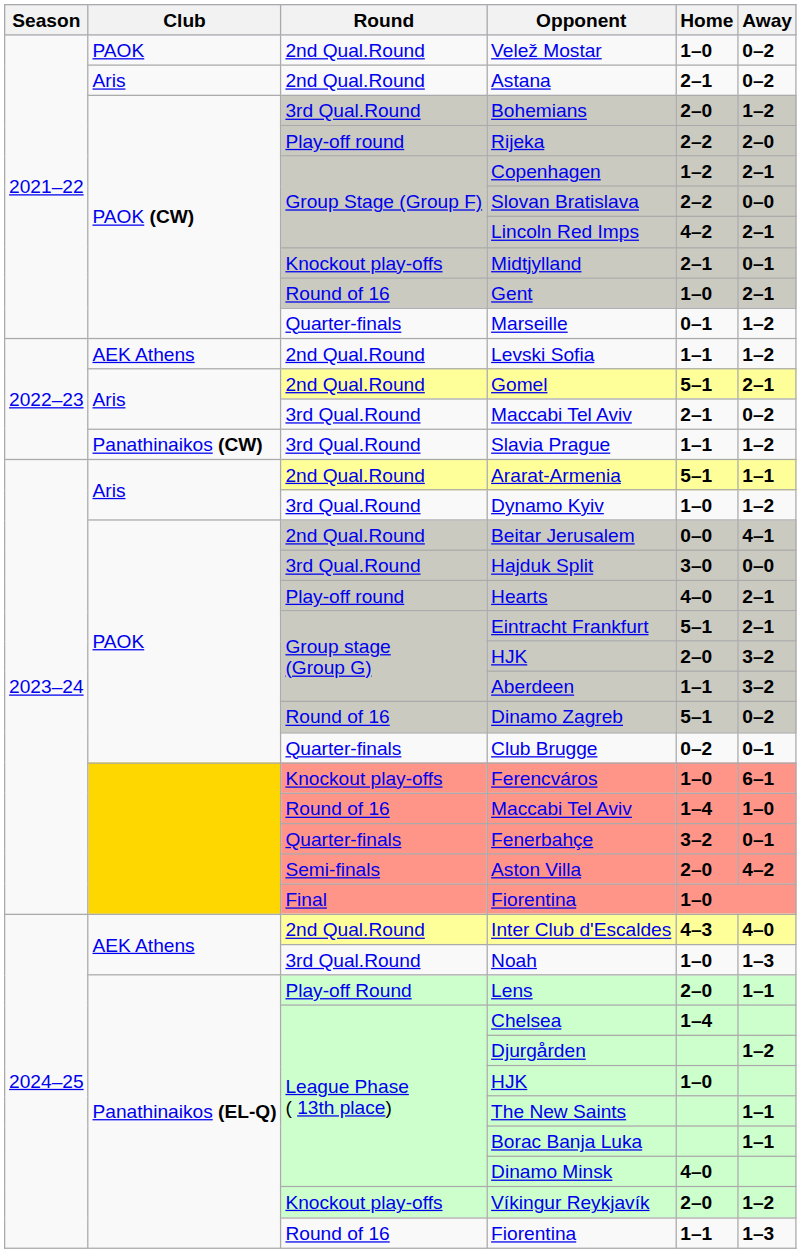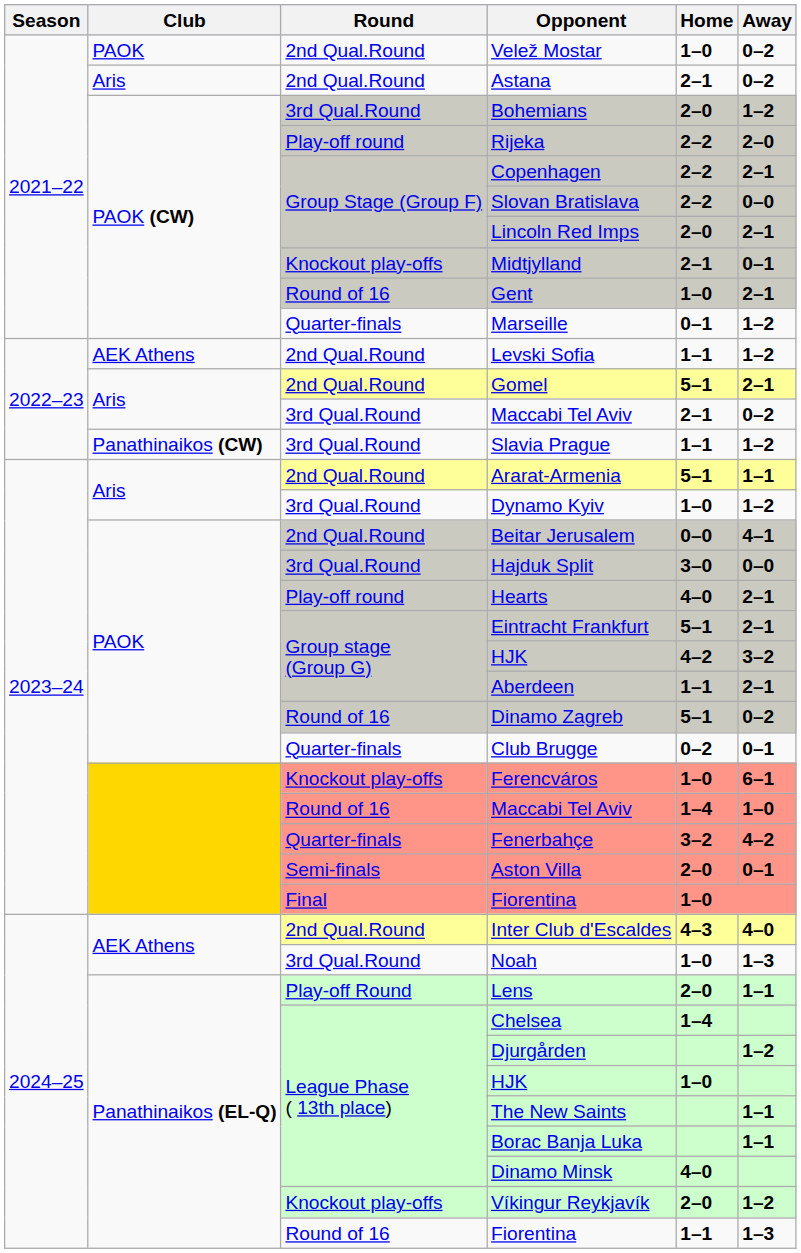(696, 172) 1–2 -> (696, 172) 2–2
(696, 232) 4–2 -> (696, 232) 2–0
(696, 657) 2–0 -> (696, 657) 4–2
(758, 687) 3–2 -> (758, 687) 2–1
(758, 839) 0–1 -> (758, 839) 4–2
(758, 869) 4–2 -> (758, 869) 0–1
